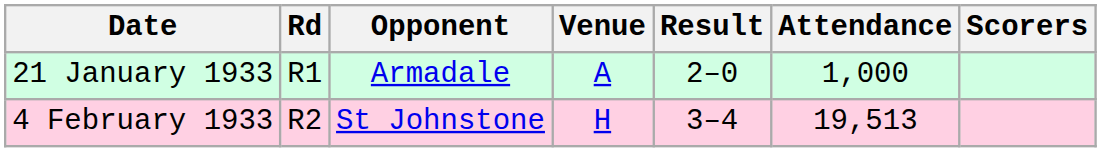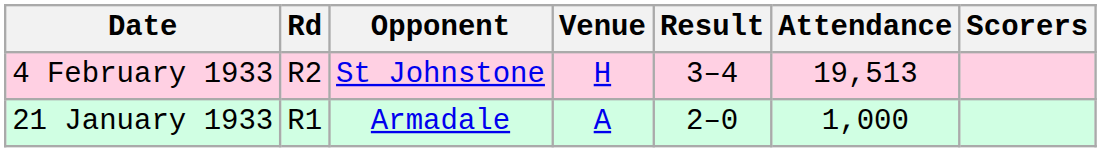rows swapped: (143, 76) <-> (143, 123)
